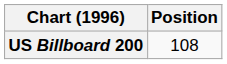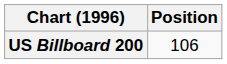(184, 44) 108 -> (184, 44) 106
